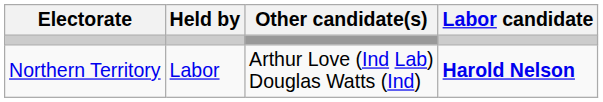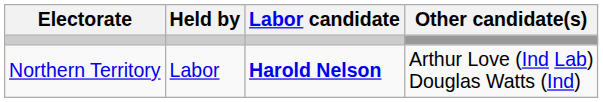columns swapped: (518, 19) <-> (341, 19)
